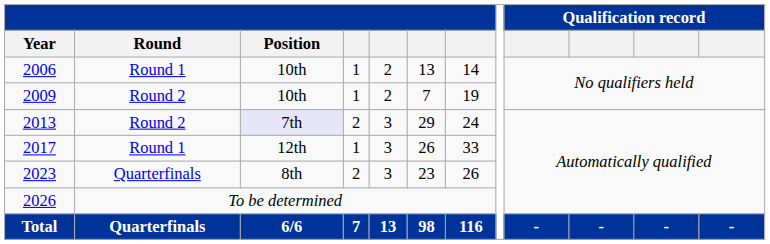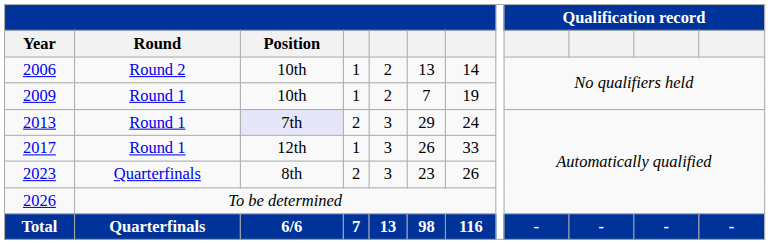(157, 69) Round 1 -> (157, 69) Round 2
(157, 95) Round 2 -> (157, 95) Round 1
(157, 122) Round 2 -> (157, 122) Round 1
